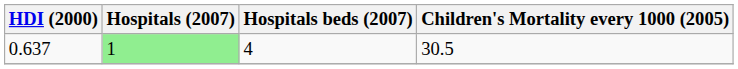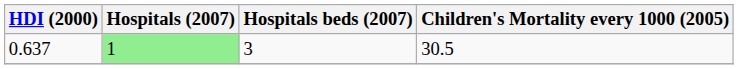(248, 48) 4 -> (248, 48) 3
